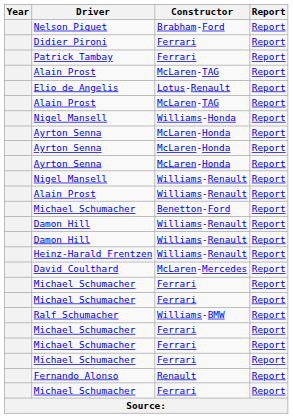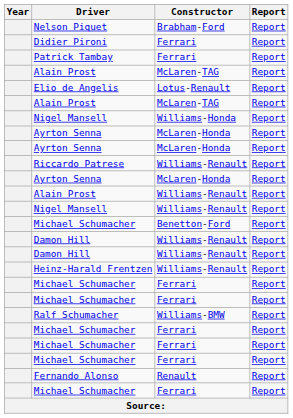+ row: (79, 164)
rows swapped: (70, 179) <-> (65, 194)
- row: (76, 270)
